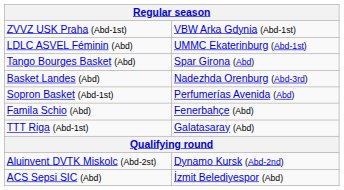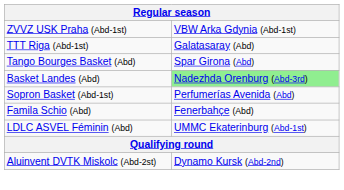rows swapped: (70, 45) <-> (48, 128)
(241, 78) no background -> (241, 78) lightgreen background
- row: (54, 177)
